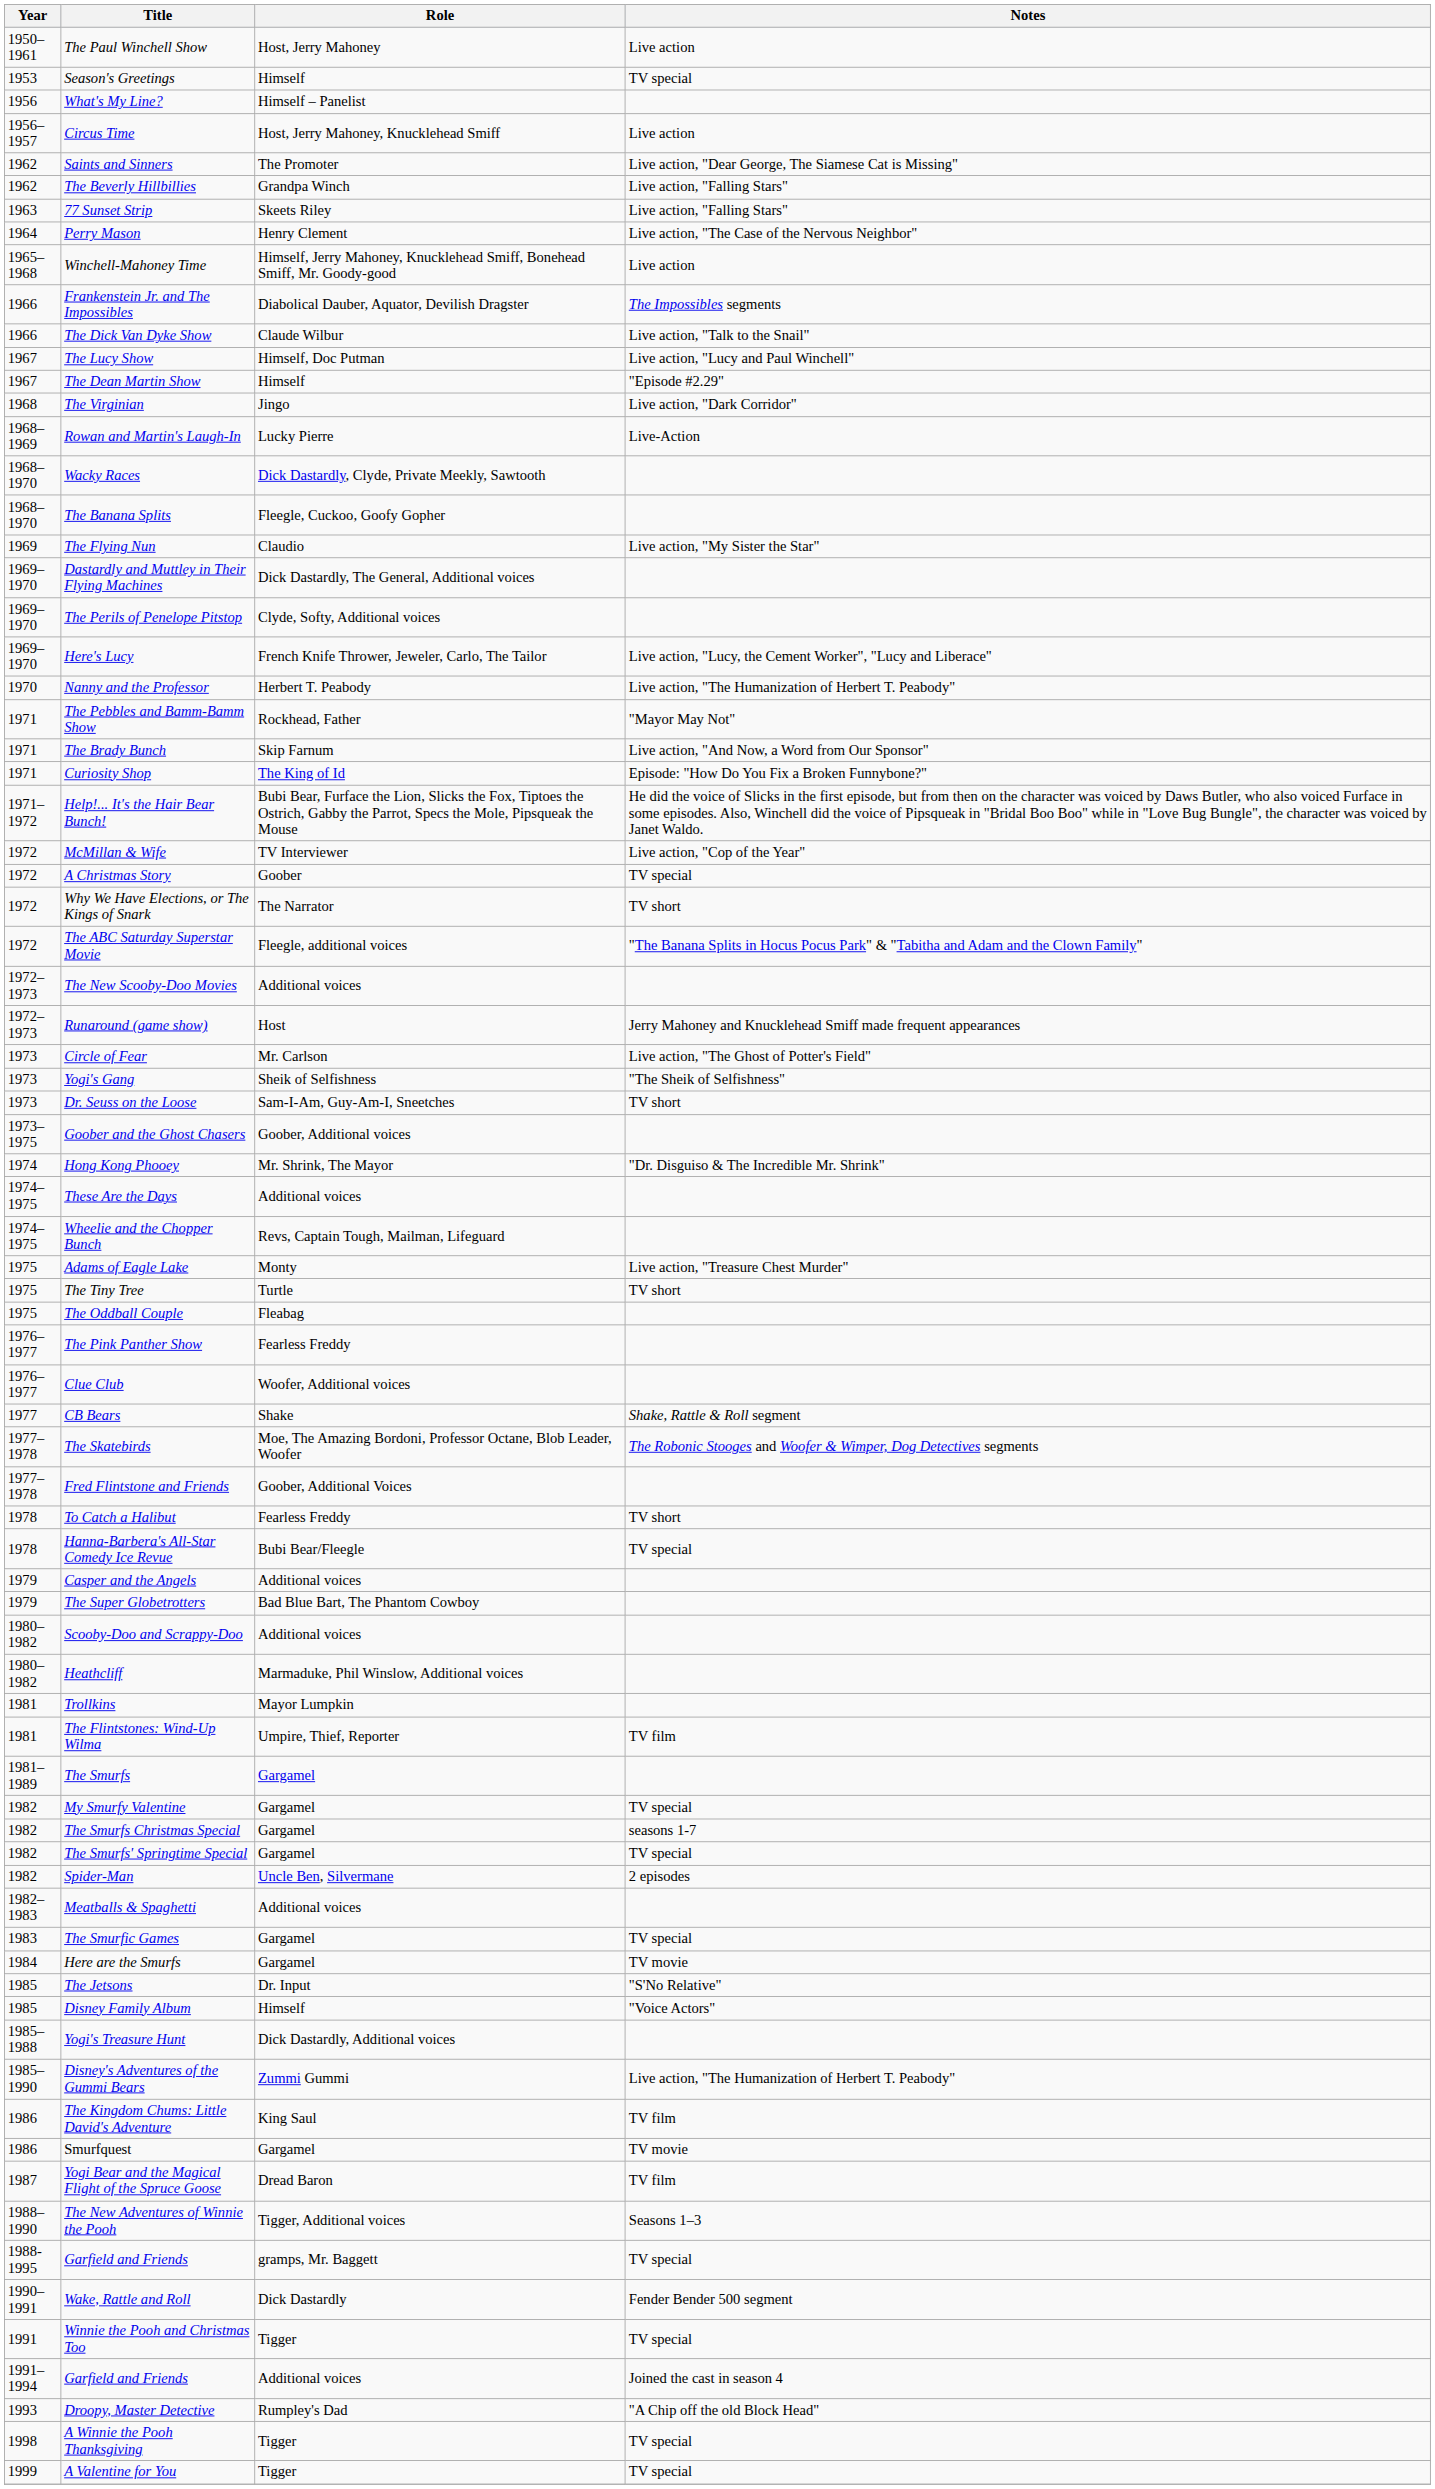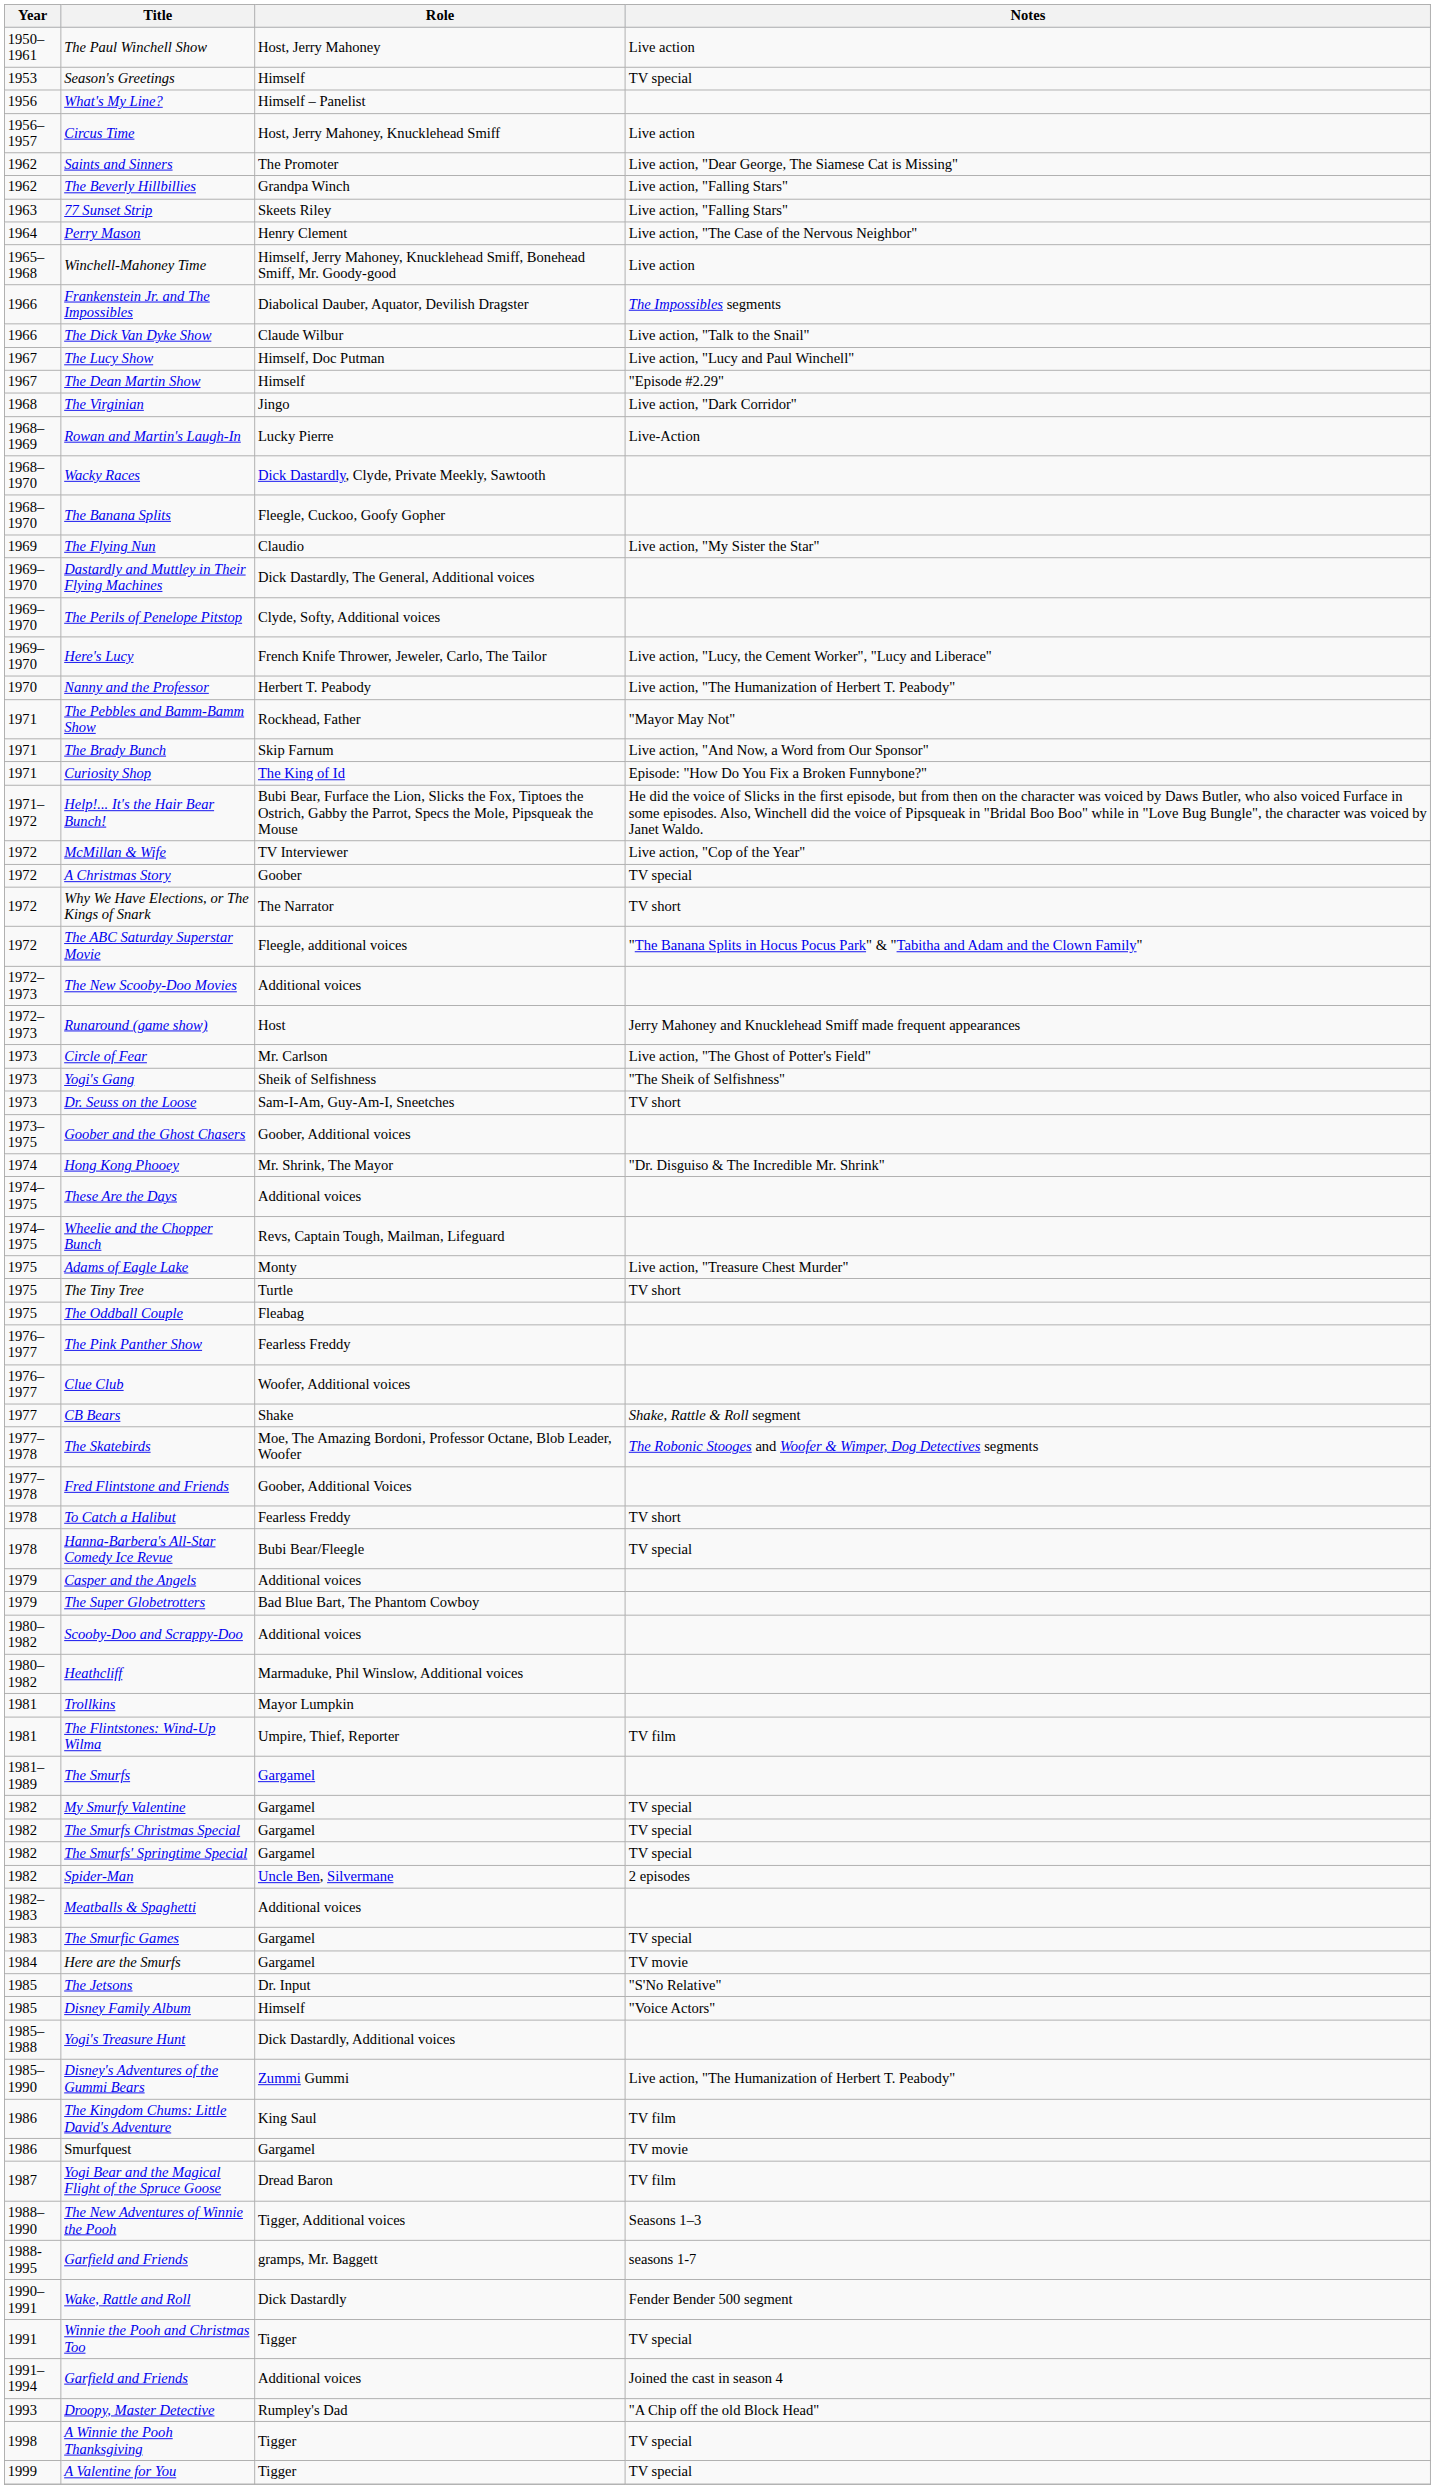(663, 1830) seasons 1-7 -> (660, 1830) TV special
(660, 2260) TV special -> (663, 2260) seasons 1-7
